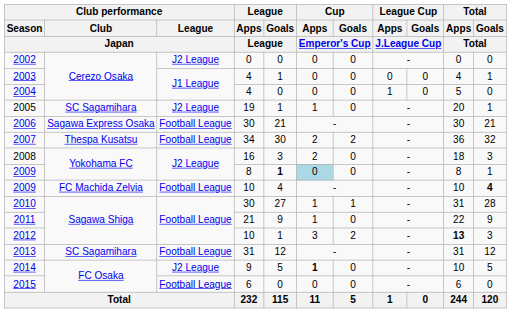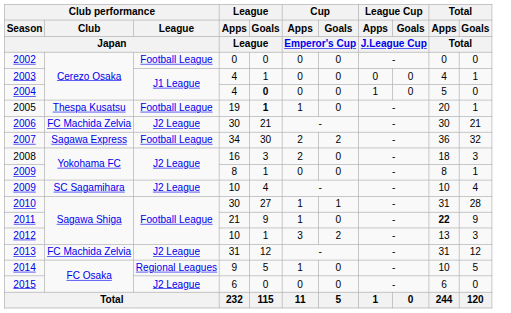(196, 60) J2 League -> (176, 60) Football League
(280, 92) normal -> (266, 92) bold
(101, 108) SC Sagamihara -> (89, 108) Thespa Kusatsu
(196, 108) J2 League -> (176, 108) Football League
(280, 108) normal -> (266, 108) bold
(101, 124) Sagawa Express Osaka -> (89, 124) FC Machida Zelvia
(196, 124) Football League -> (176, 124) J2 League
(101, 140) Thespa Kusatsu -> (89, 140) Sagawa Express
(280, 172) bold -> (266, 172) normal
(315, 172) lightblue background -> (300, 172) no background
(101, 188) FC Machida Zelvia -> (89, 188) SC Sagamihara
(196, 188) Football League -> (176, 188) J2 League
(490, 188) bold -> (475, 188) normal
(459, 220) normal -> (444, 220) bold
(459, 236) bold -> (444, 236) normal
(101, 252) SC Sagamihara -> (89, 252) FC Machida Zelvia
(196, 252) Football League -> (176, 252) J2 League
(196, 268) J2 League -> (176, 268) Regional Leagues
(315, 268) bold -> (300, 268) normal
(196, 284) Football League -> (176, 284) J2 League
